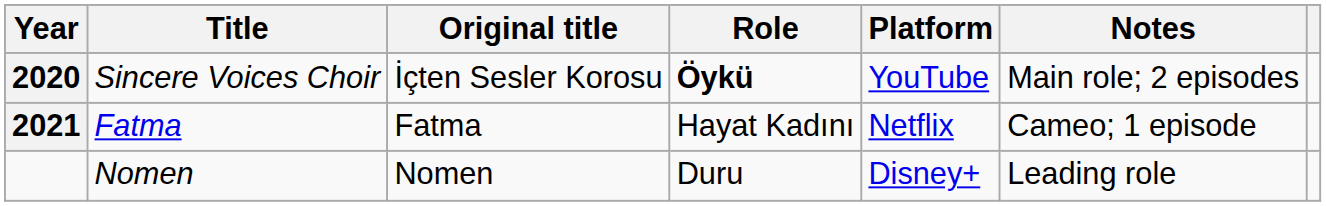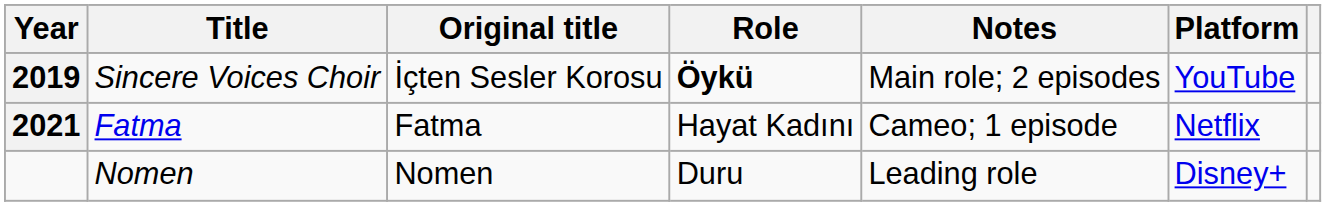columns swapped: (931, 28) <-> (1153, 28)
(46, 77) 2020 -> (46, 77) 2019
